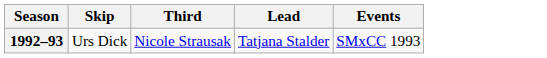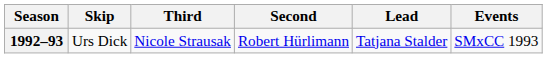+ column: (293, 16)
